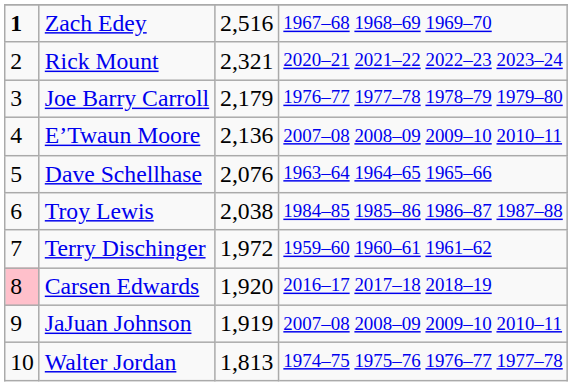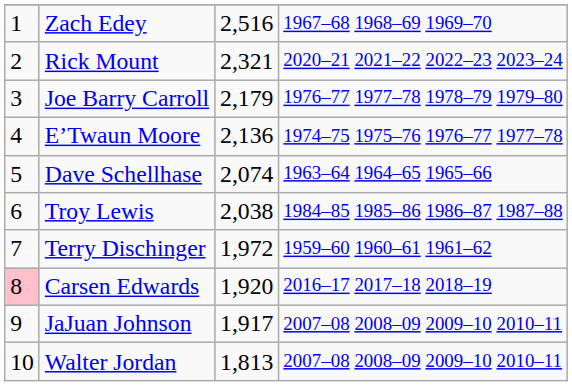(16, 23) bold -> (16, 23) normal
(423, 135) 2007–08 2008–09 2009–10 2010–11 -> (423, 135) 1974–75 1975–76 1976–77 1977–78
(247, 173) 2,076 -> (247, 173) 2,074
(247, 323) 1,919 -> (247, 323) 1,917
(423, 361) 1974–75 1975–76 1976–77 1977–78 -> (423, 361) 2007–08 2008–09 2009–10 2010–11
